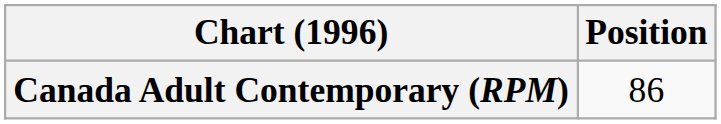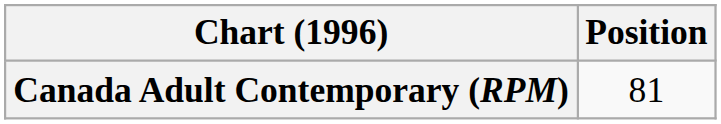(646, 88) 86 -> (646, 88) 81
